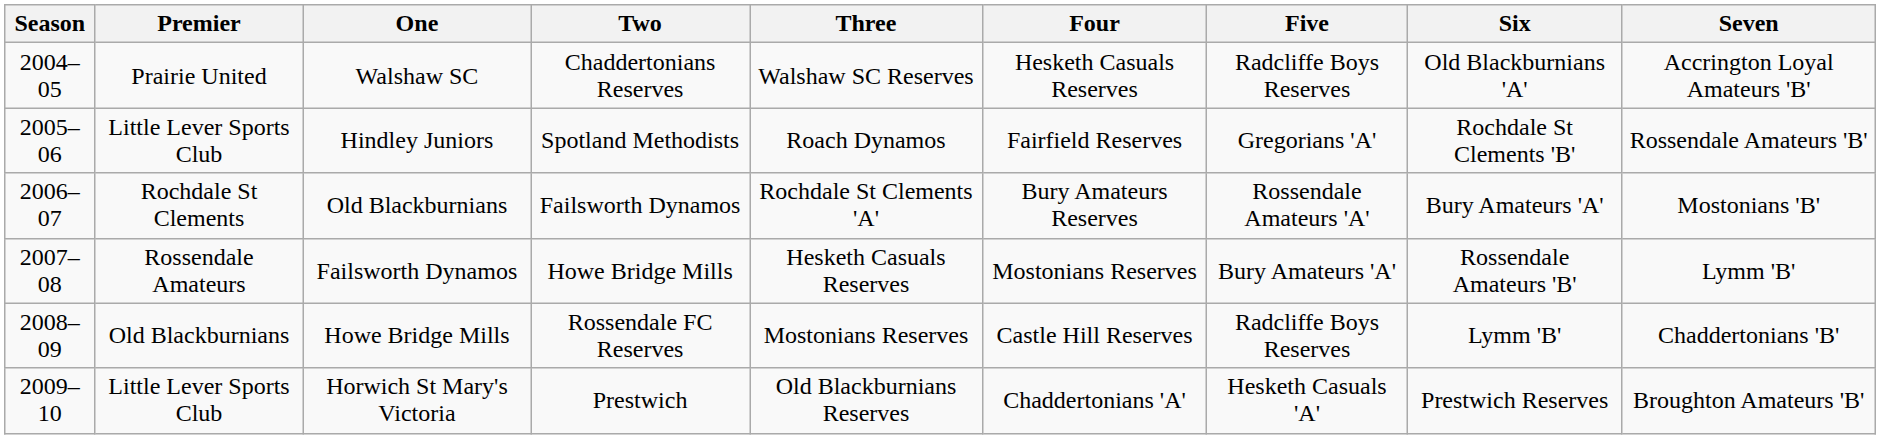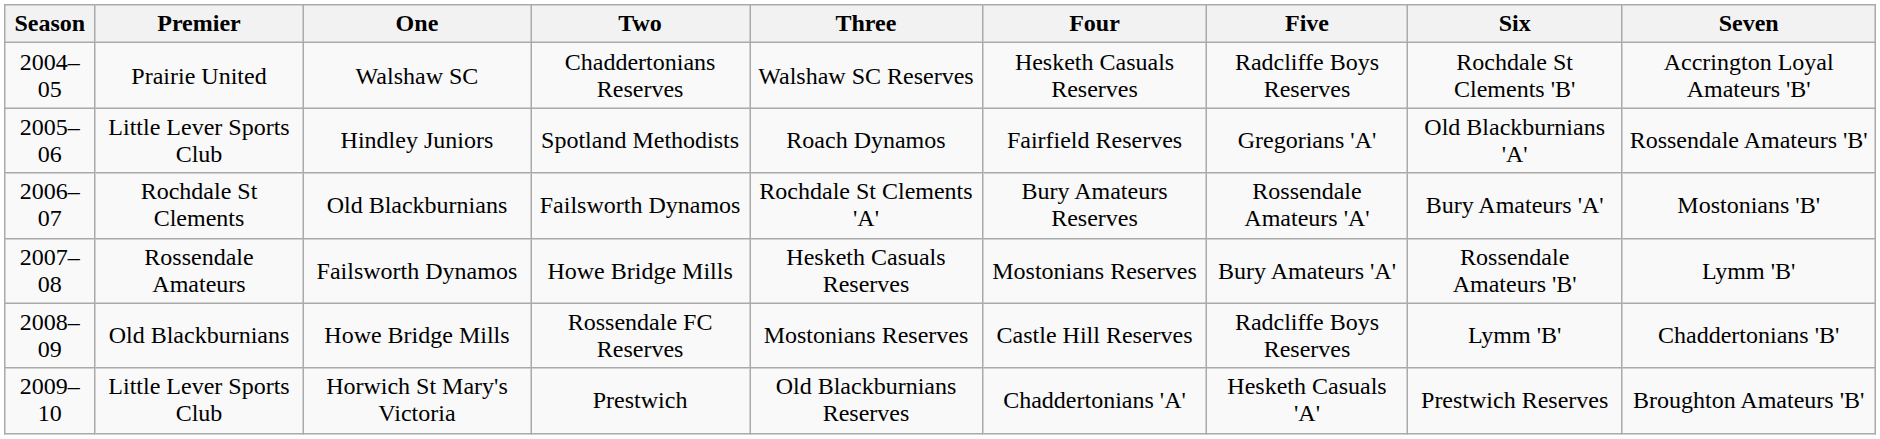(1515, 75) Old Blackburnians 'A' -> (1515, 75) Rochdale St Clements 'B'
(1515, 140) Rochdale St Clements 'B' -> (1515, 140) Old Blackburnians 'A'
